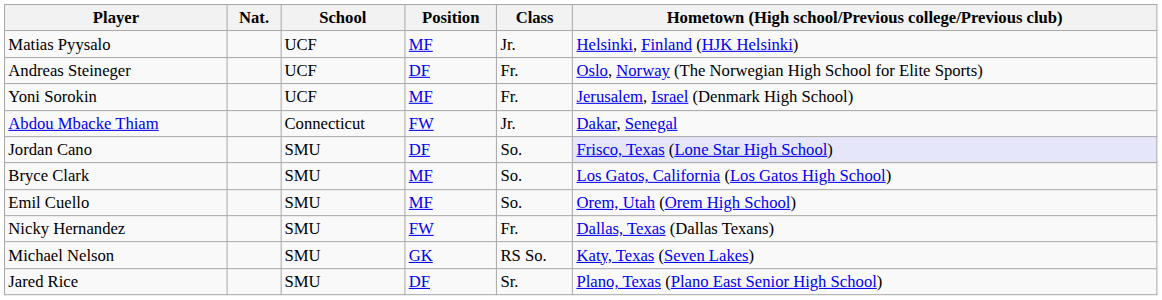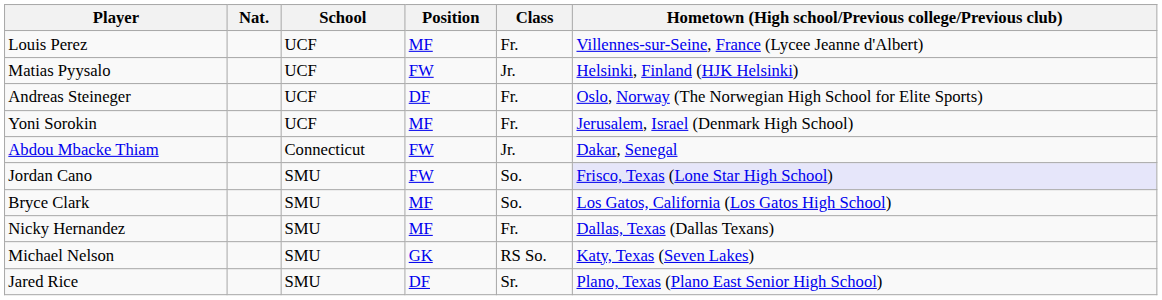+ row: (48, 44)
(421, 44) MF -> (421, 70) FW
(419, 149) DF -> (421, 176) FW
- row: (49, 202)
(421, 228) FW -> (421, 228) MF
